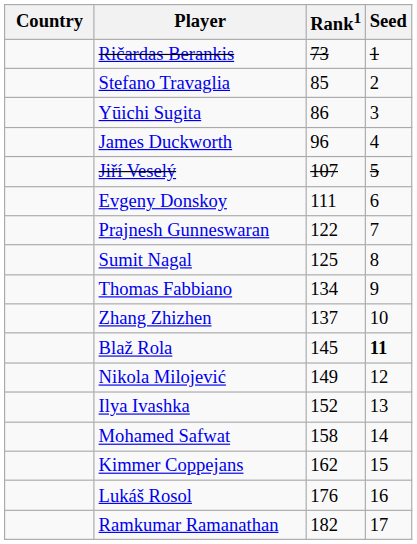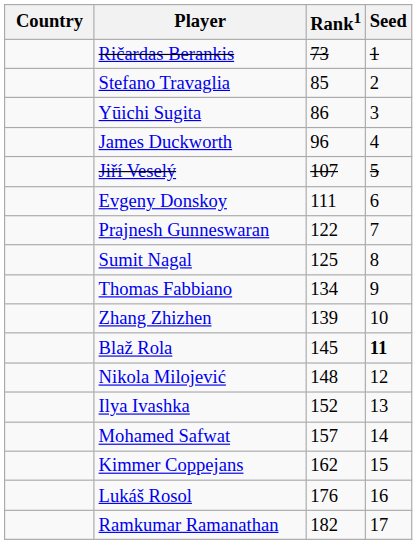(324, 318) 137 -> (324, 318) 139
(324, 377) 149 -> (324, 377) 148
(324, 436) 158 -> (324, 436) 157
